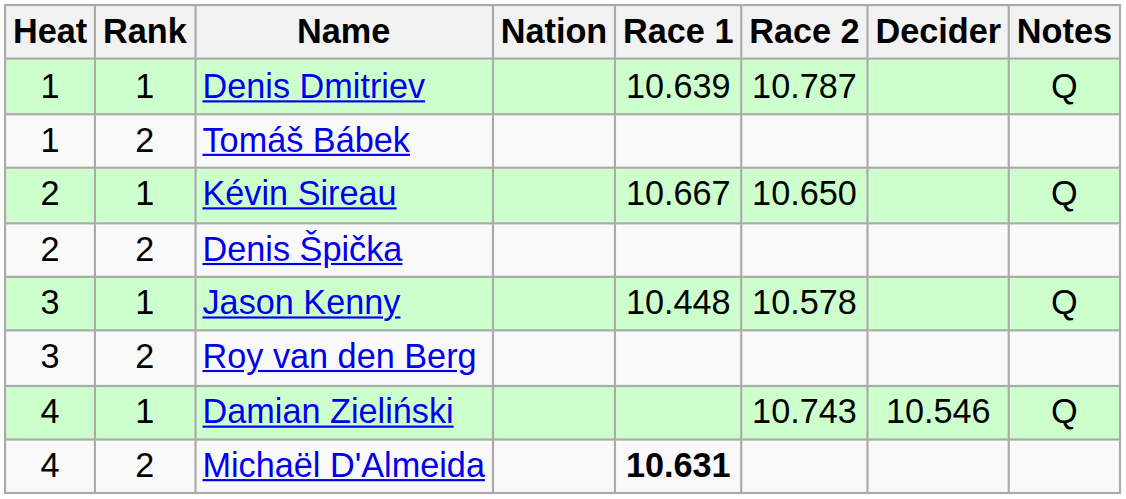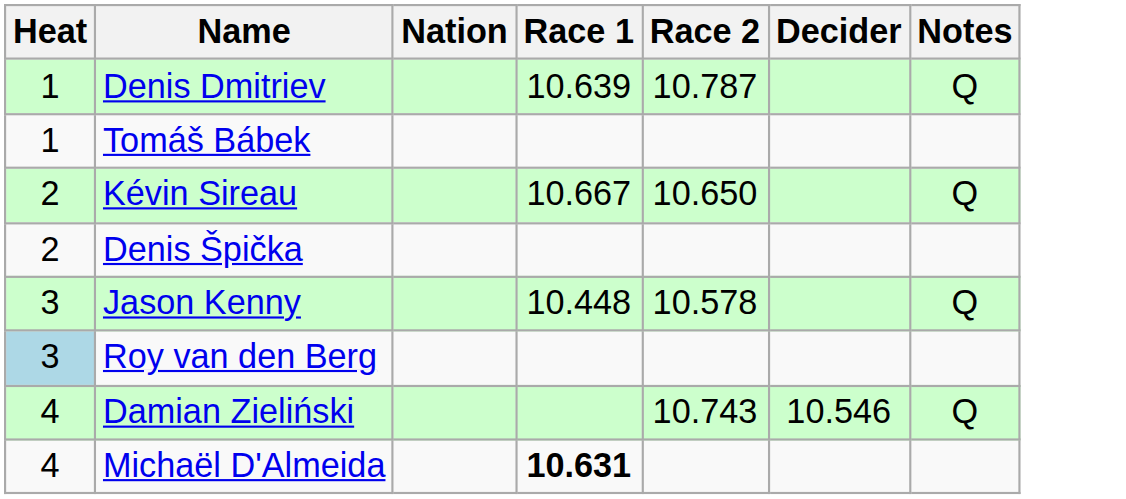- column: (145, 31)
(50, 357) no background -> (50, 357) lightblue background
